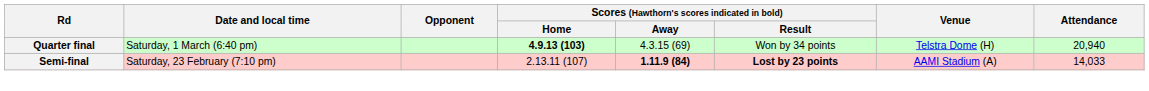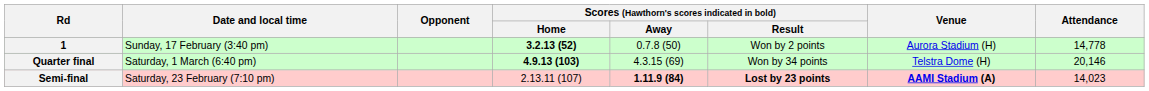+ row: (63, 46)
(1089, 46) 20,940 -> (1090, 62) 20,146
(955, 62) normal -> (951, 78) bold
(1089, 62) 14,033 -> (1090, 78) 14,023
